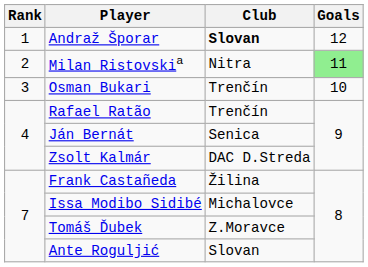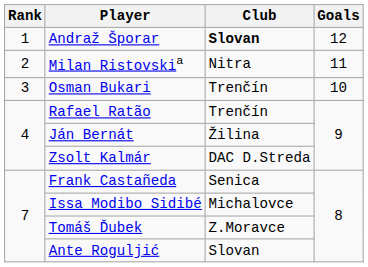(339, 64) lightgreen background -> (339, 64) no background
(234, 135) Senica -> (234, 135) Žilina
(234, 181) Žilina -> (234, 181) Senica
